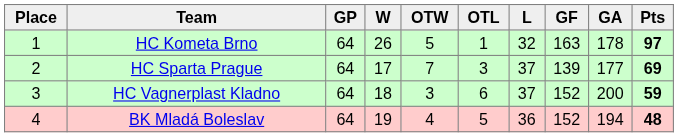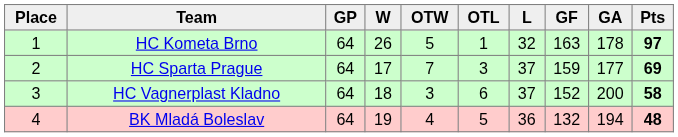(567, 68) 139 -> (567, 68) 159
(653, 94) 59 -> (653, 94) 58
(567, 119) 152 -> (567, 119) 132
